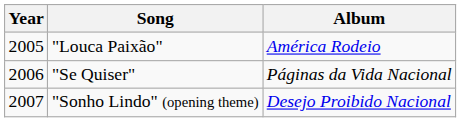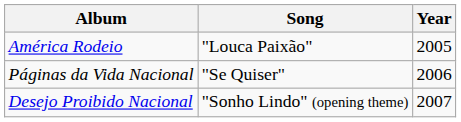columns swapped: (26, 18) <-> (359, 18)
